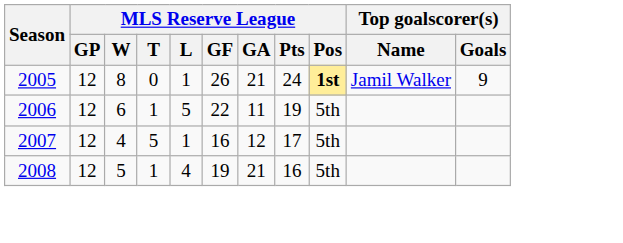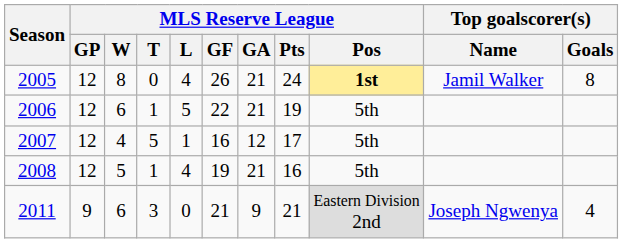(186, 79) 1 -> (186, 79) 4
(483, 79) 9 -> (590, 79) 8
(256, 110) 11 -> (256, 110) 21
+ row: (37, 211)
